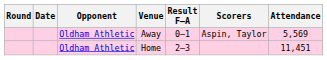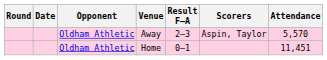(182, 34) 0–1 -> (182, 34) 2–3
(296, 34) 5,569 -> (296, 34) 5,570
(182, 48) 2–3 -> (182, 48) 0–1
